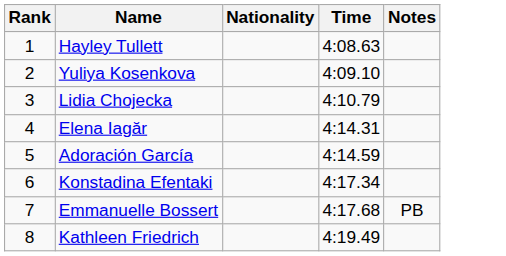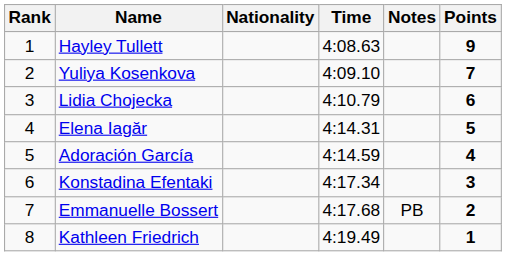+ column: (470, 18)
